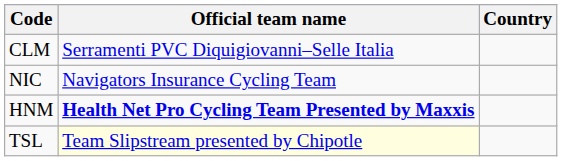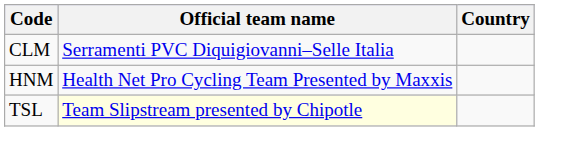- row: (25, 79)
(268, 110) bold -> (257, 79) normal
